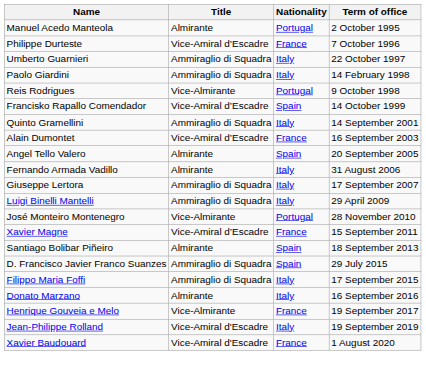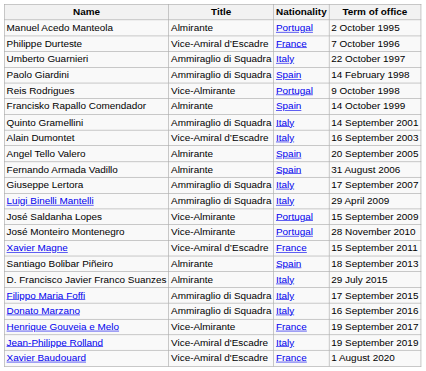(285, 75) Italy -> (289, 75) Spain
(220, 106) Vice-Amiral d’Escadre -> (192, 106) Almirante
(291, 138) France -> (285, 138) Italy
(285, 169) Italy -> (289, 169) Spain
+ row: (54, 216)
(221, 264) Ammiraglio di Squadra -> (192, 279) Almirante
(289, 264) Spain -> (285, 279) Italy
(192, 295) Almirante -> (221, 311) Ammiraglio di Squadra
